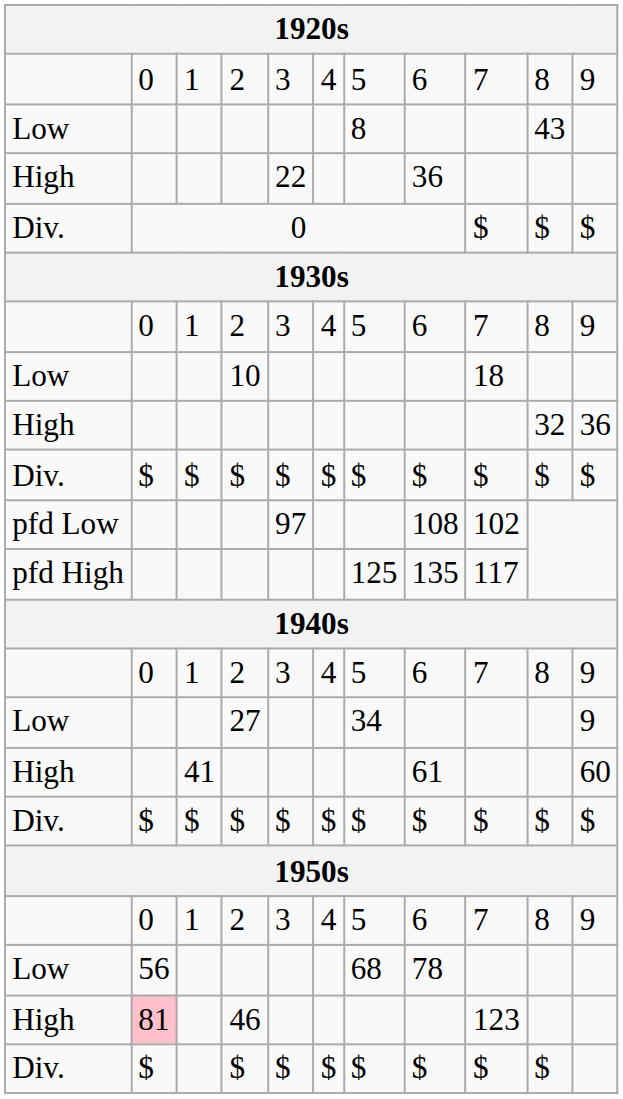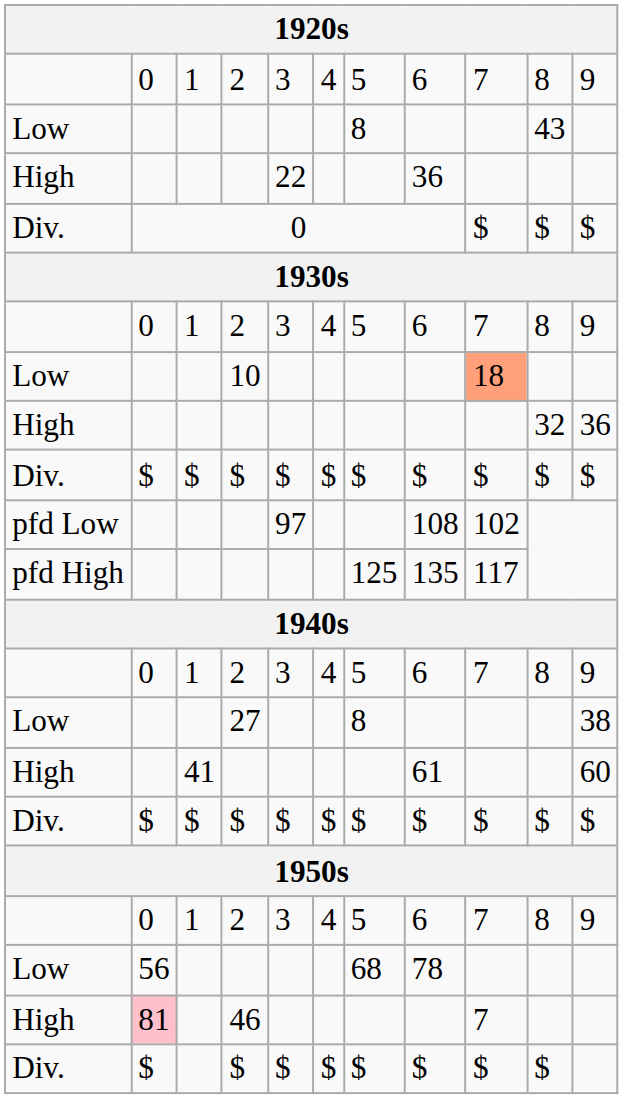(489, 375) no background -> (489, 375) lightsalmon background
(366, 721) 34 -> (358, 721) 8
(588, 721) 9 -> (595, 721) 38
(496, 1018) 123 -> (481, 1018) 7
